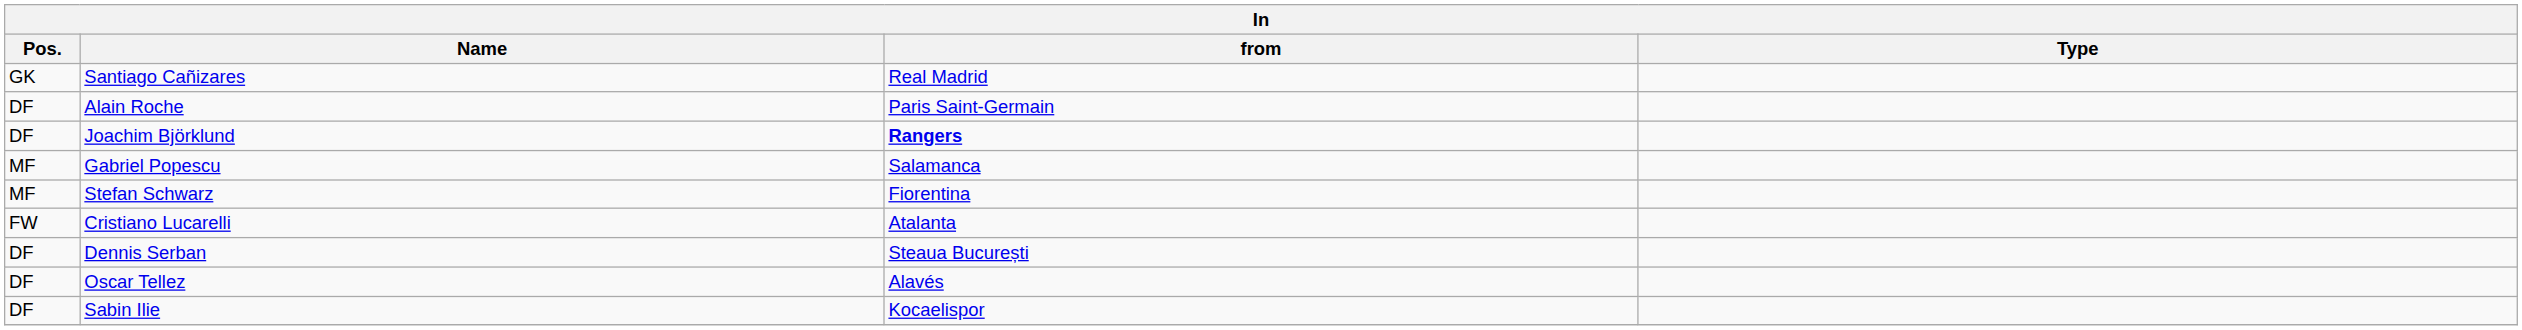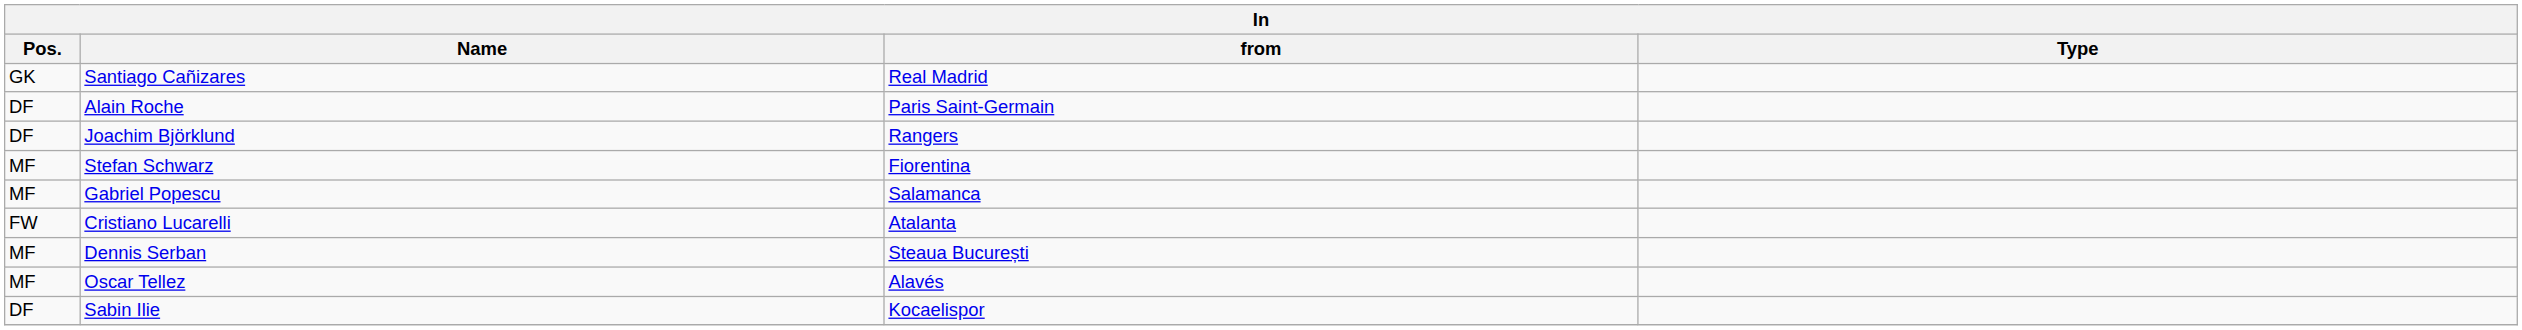(925, 136) bold -> (923, 136) normal
rows swapped: (149, 194) <-> (152, 165)
(21, 253) DF -> (22, 253) MF
(21, 282) DF -> (22, 282) MF
